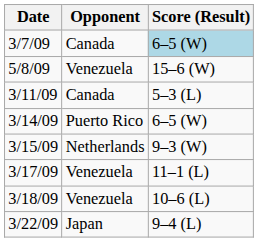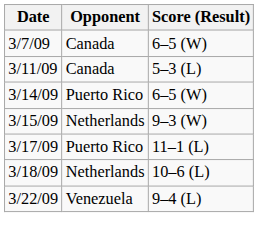(179, 43) lightblue background -> (179, 43) no background
- row: (29, 69)
(99, 172) Venezuela -> (104, 146) Puerto Rico
(99, 198) Venezuela -> (105, 172) Netherlands
(84, 224) Japan -> (99, 198) Venezuela
